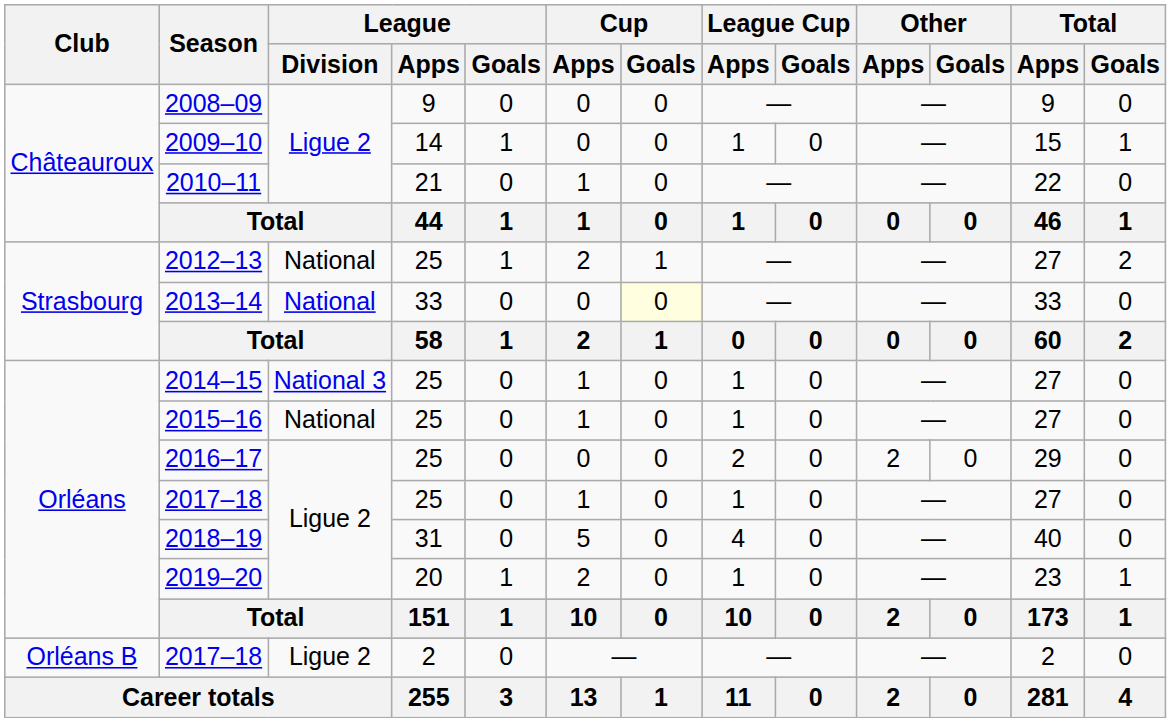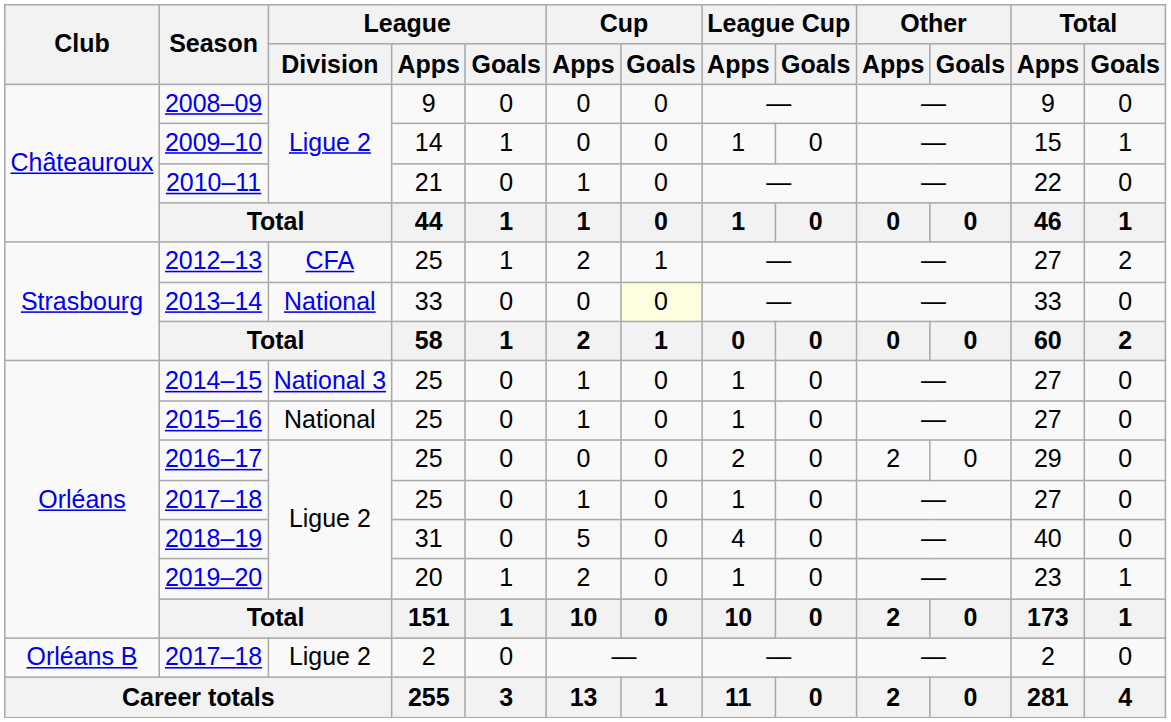(330, 261) National -> (330, 261) CFA
